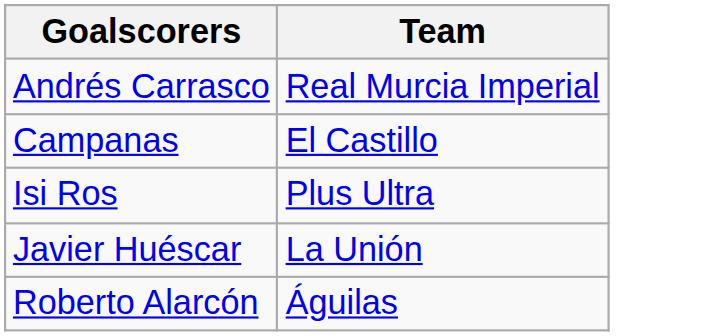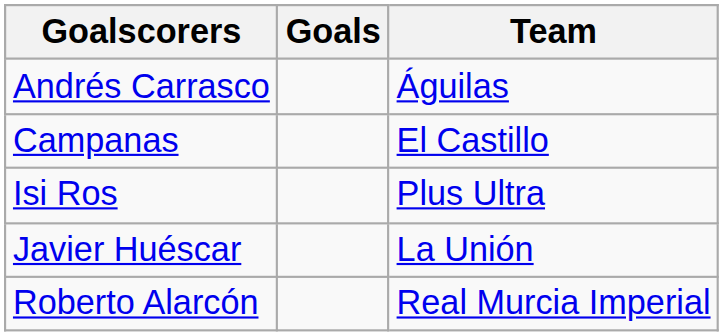+ column: (333, 31)
(443, 85) Real Murcia Imperial -> (453, 85) Águilas
(342, 303) Águilas -> (554, 303) Real Murcia Imperial
